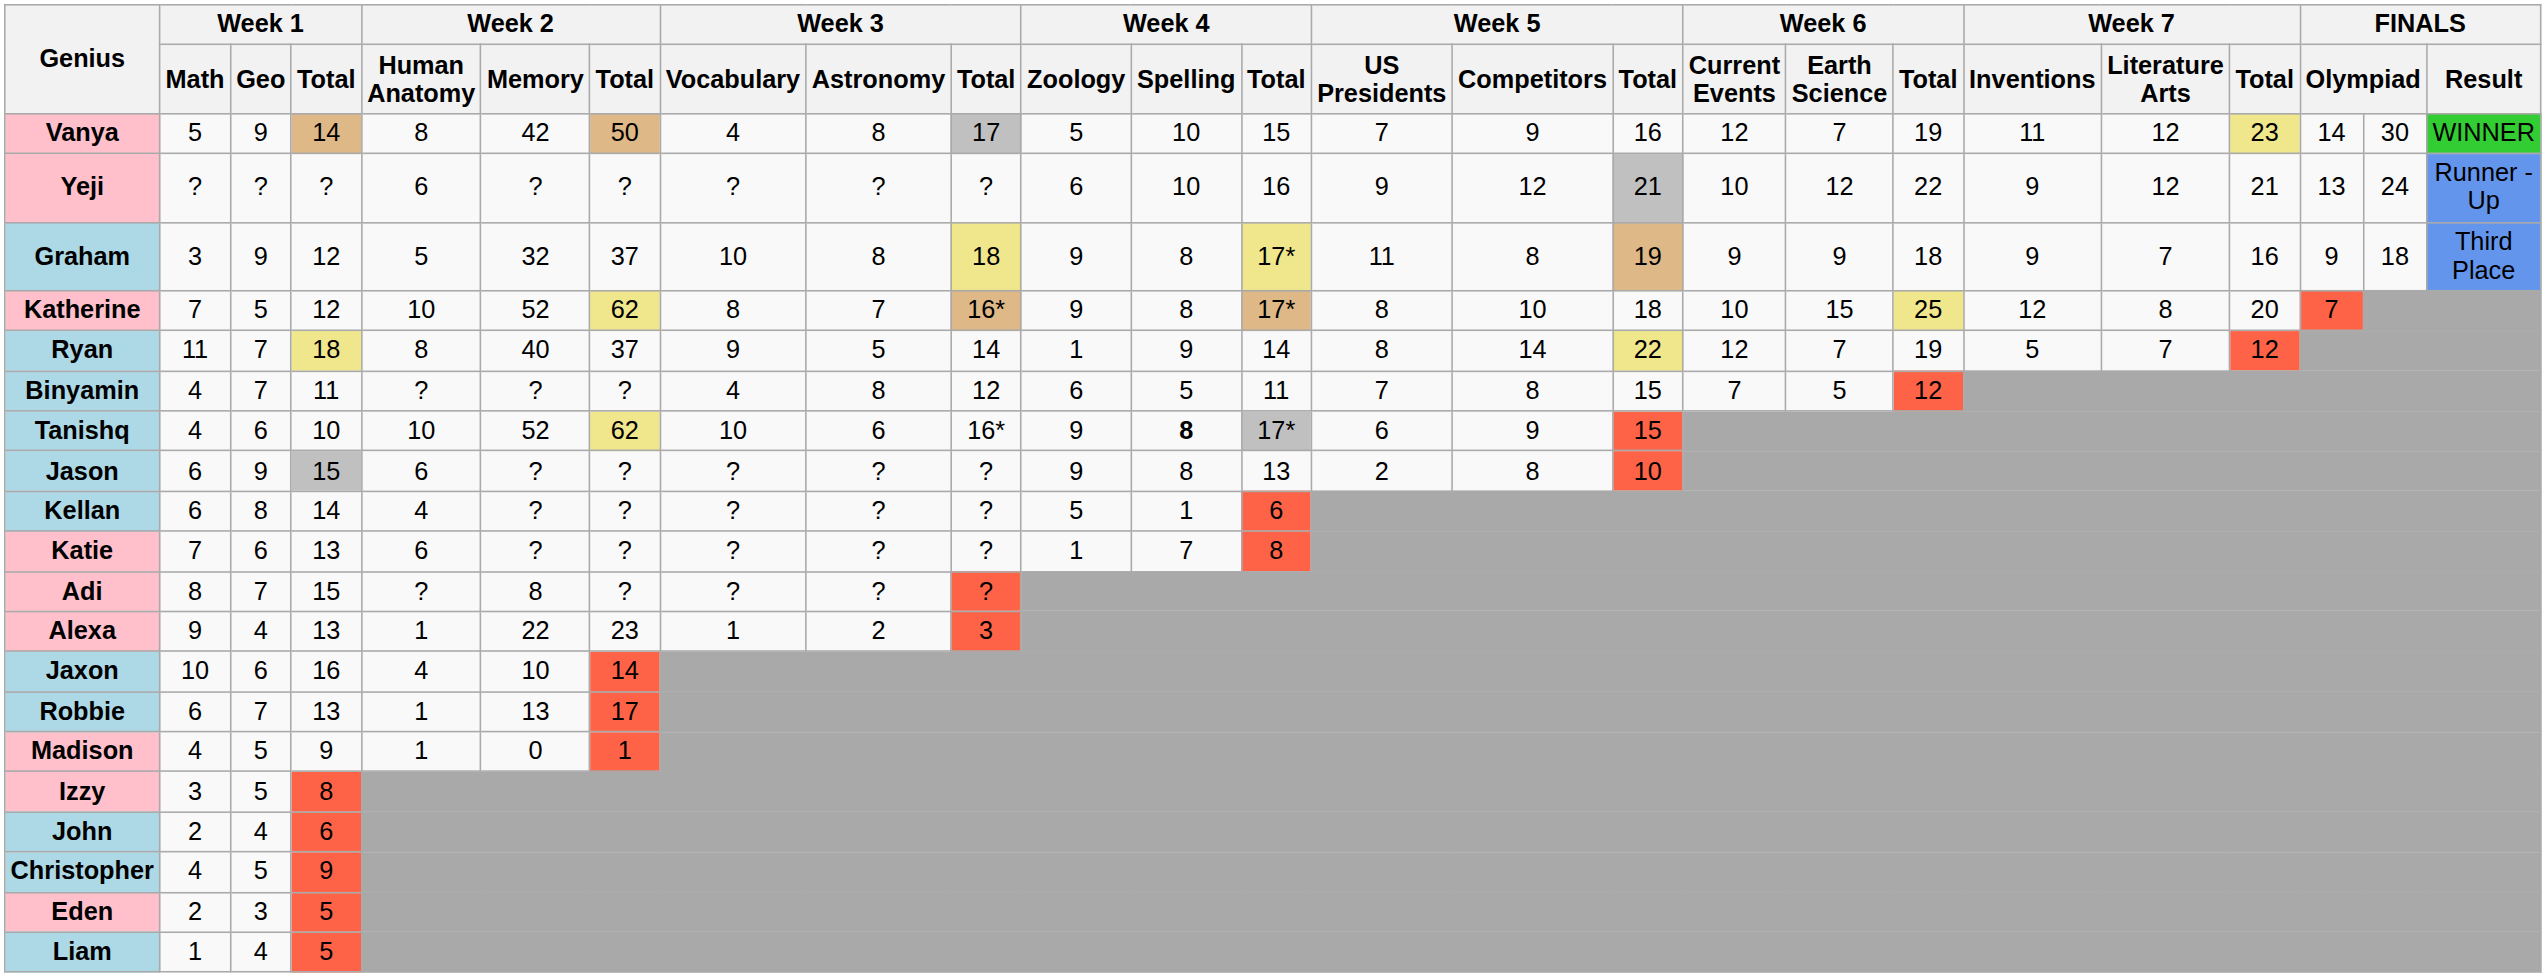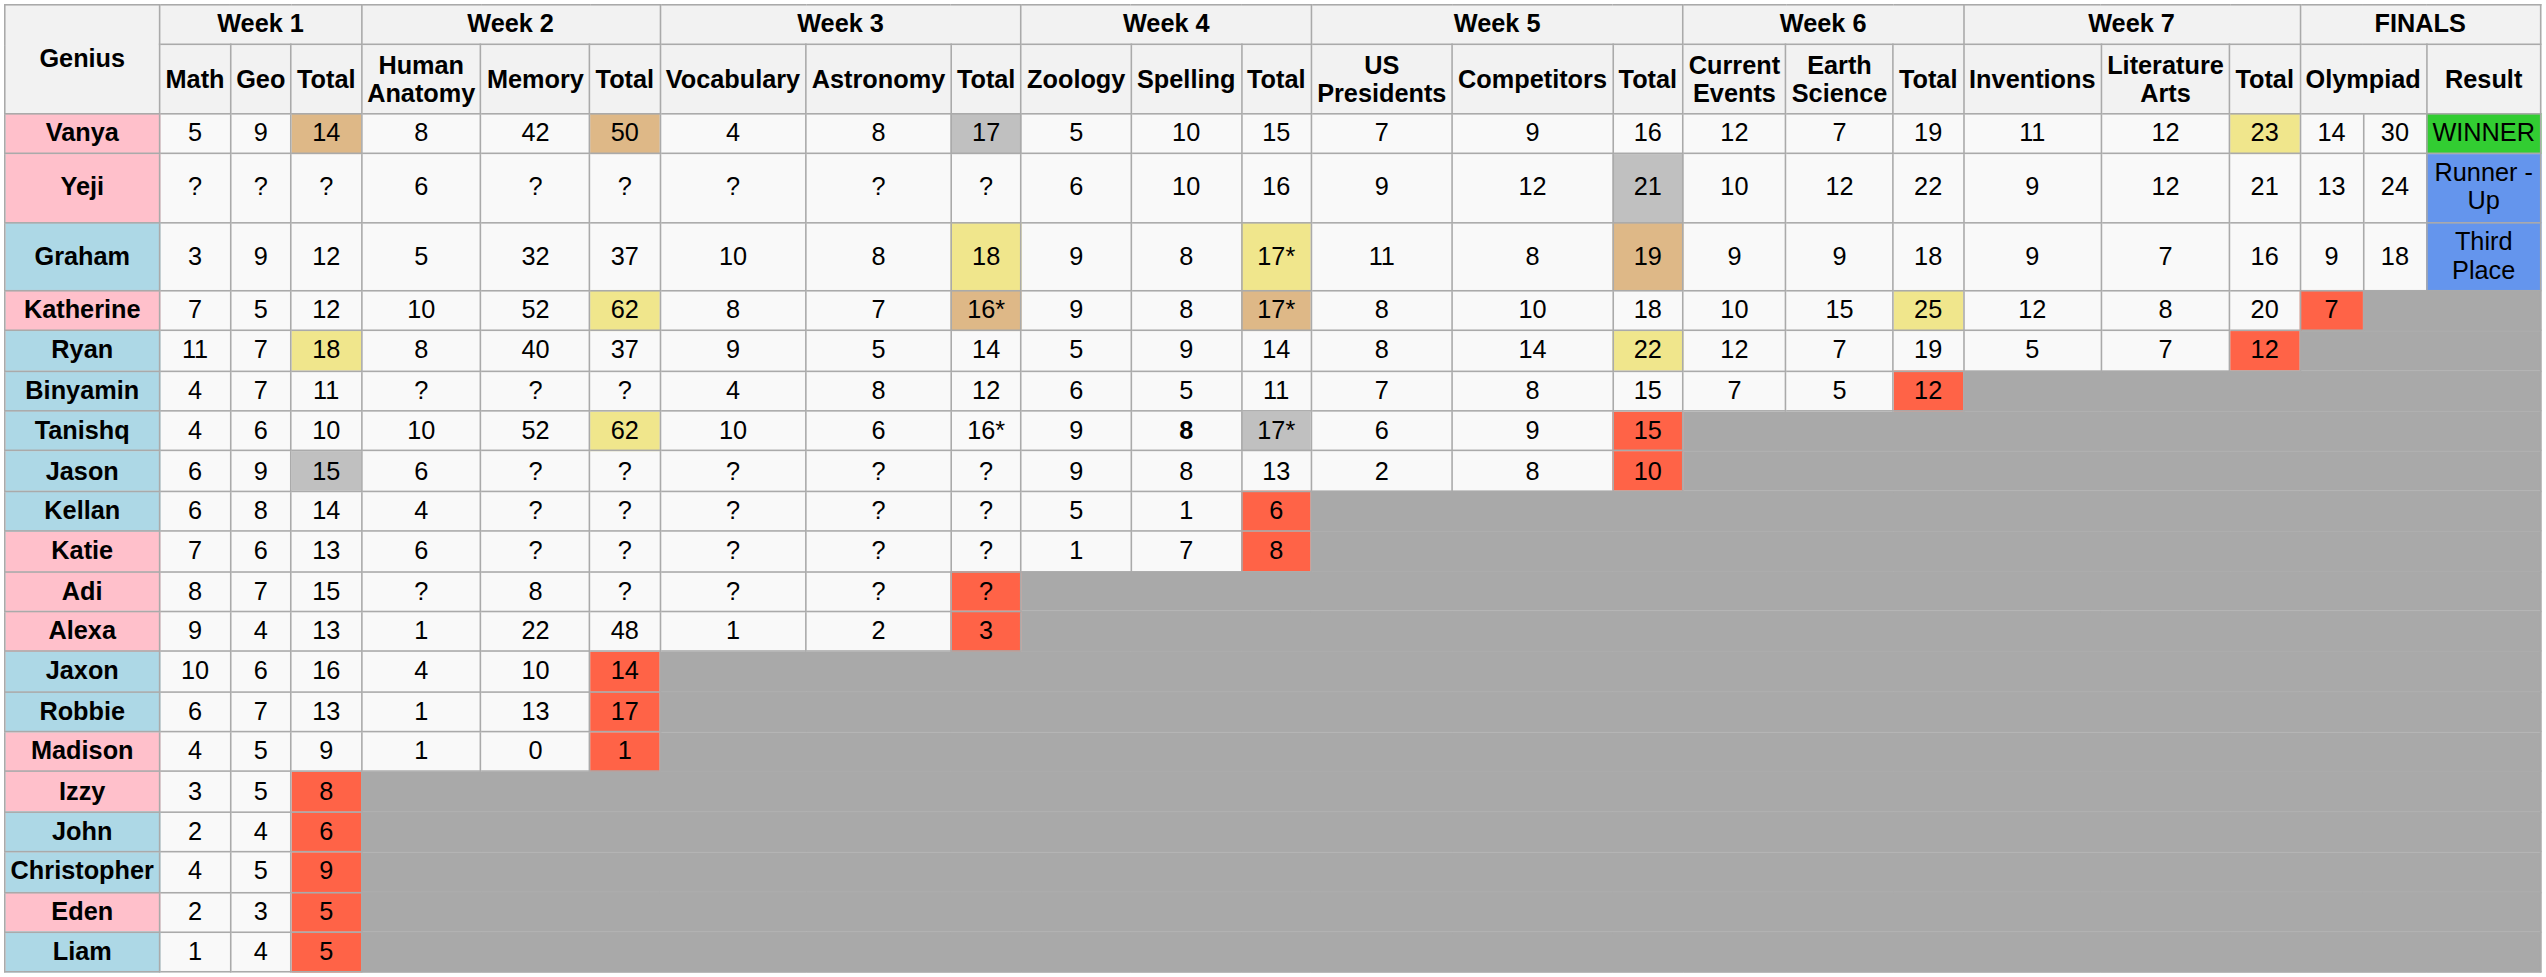(1076, 350) 1 -> (1076, 350) 5
(625, 631) 23 -> (625, 631) 48
